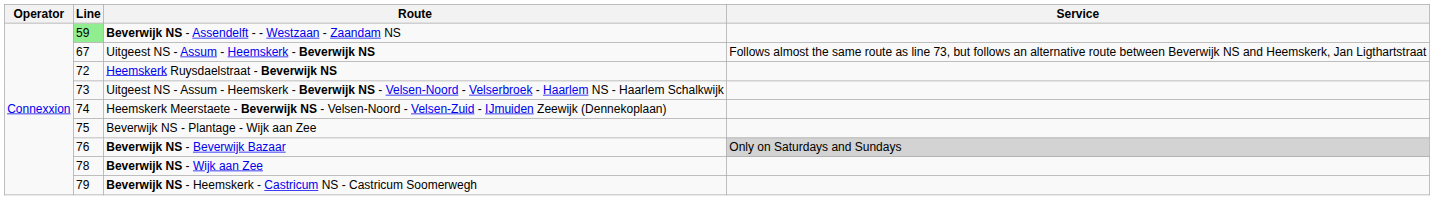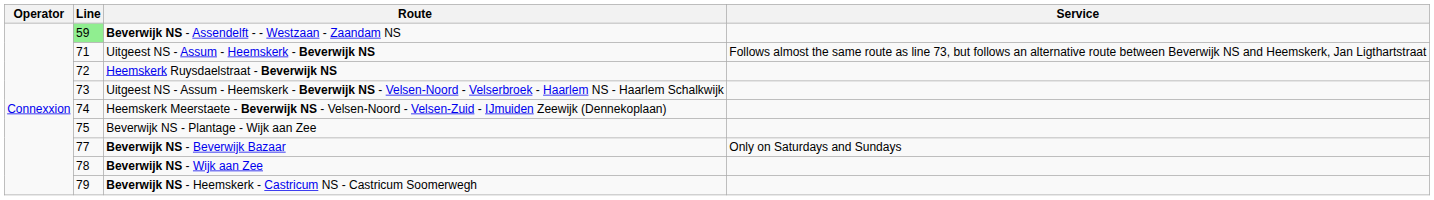(83, 52) 67 -> (83, 52) 71
(83, 147) 76 -> (83, 147) 77
(815, 147) lightgrey background -> (815, 147) no background
